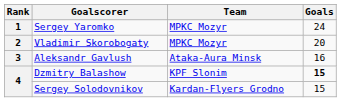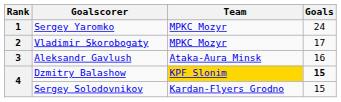(319, 43) 20 -> (319, 43) 17
(198, 74) no background -> (198, 74) gold background
